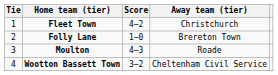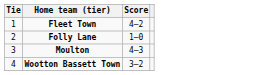- column: (210, 11)
